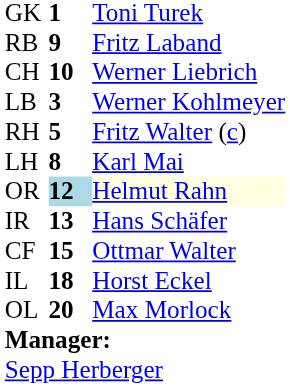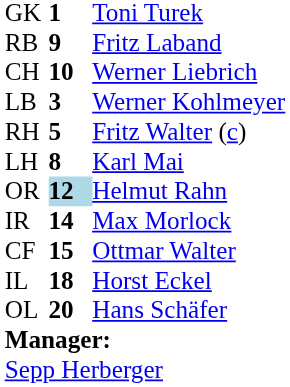(160, 190) lightyellow background -> (160, 190) no background
(61, 220) 13 -> (61, 220) 14
(160, 220) Hans Schäfer -> (162, 220) Max Morlock
(162, 310) Max Morlock -> (160, 310) Hans Schäfer
